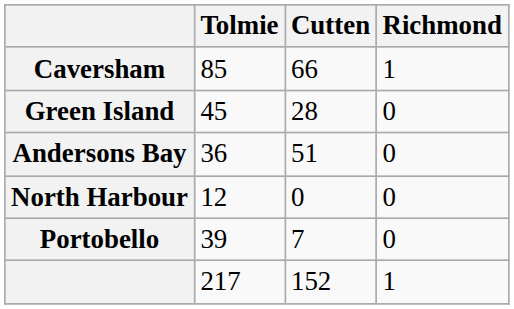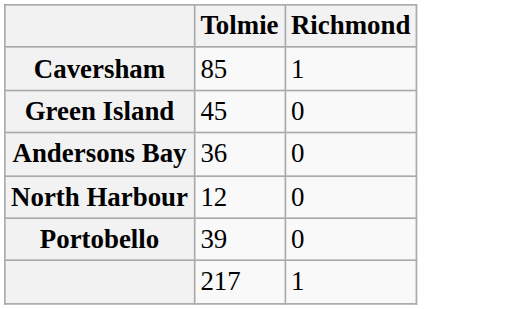- column: (331, 25)
